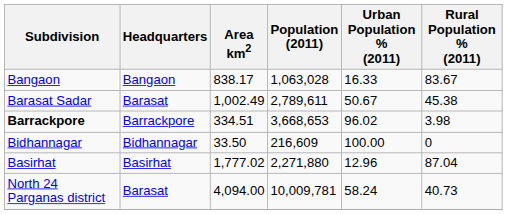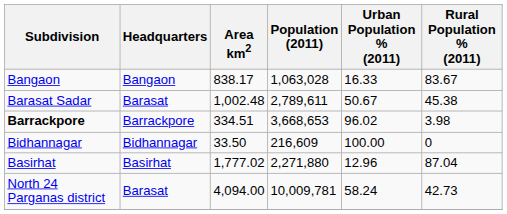(239, 100) 1,002.49 -> (239, 100) 1,002.48
(441, 191) 40.73 -> (441, 191) 42.73
